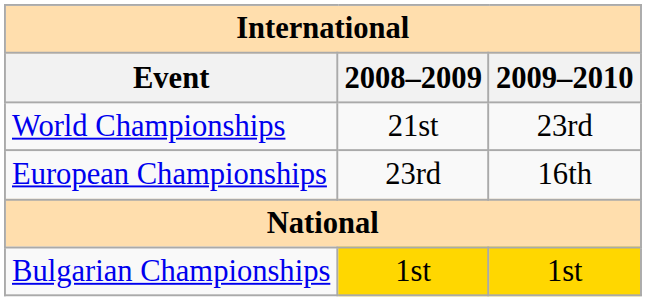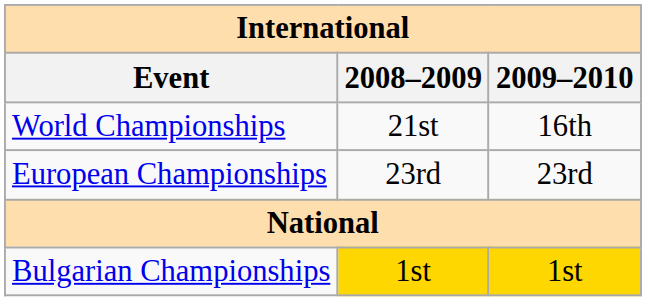(565, 125) 23rd -> (565, 125) 16th
(565, 174) 16th -> (565, 174) 23rd
